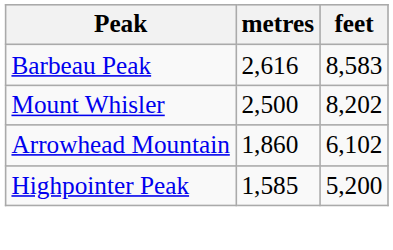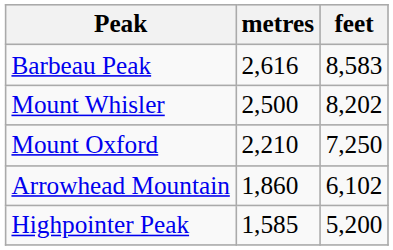+ row: (85, 144)
